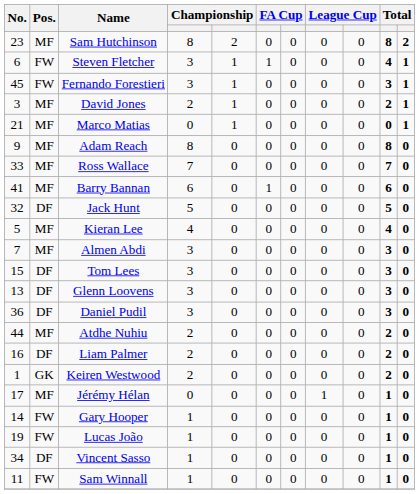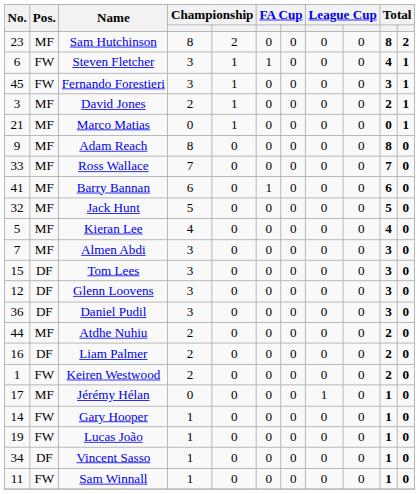(44, 208) DF -> (44, 208) MF
(17, 291) 13 -> (17, 291) 12
(44, 374) GK -> (44, 374) FW
